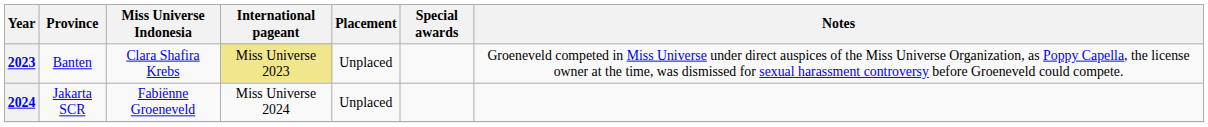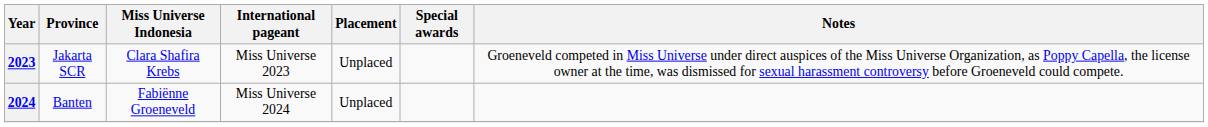(72, 63) Banten -> (72, 63) Jakarta SCR
(276, 63) khaki background -> (276, 63) no background
(72, 102) Jakarta SCR -> (72, 102) Banten
